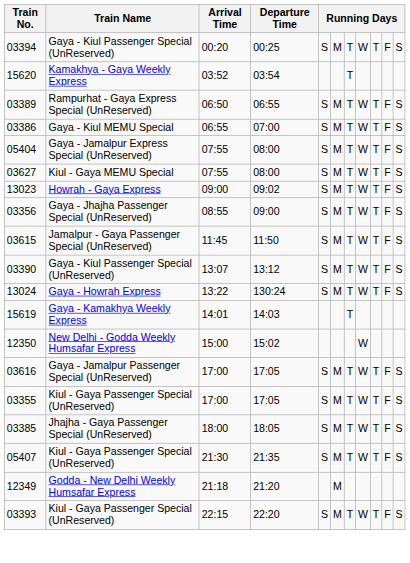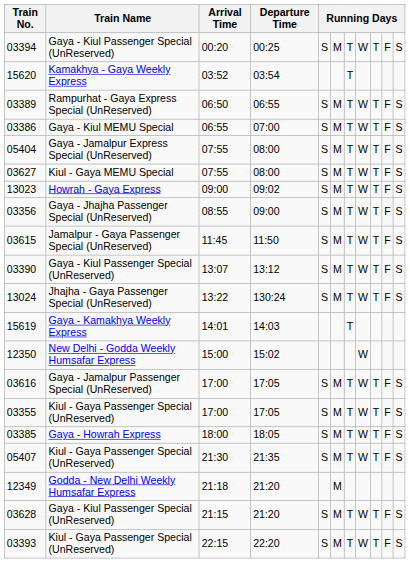(105, 292) Gaya - Howrah Express -> (108, 298) Jhajha - Gaya Passenger Special (UnReserved)
(108, 429) Jhajha - Gaya Passenger Special (UnReserved) -> (105, 435) Gaya - Howrah Express
+ row: (21, 515)
